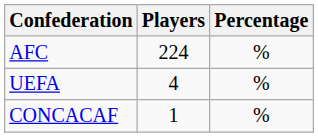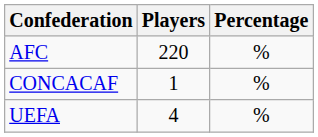(173, 52) 224 -> (173, 52) 220
rows swapped: (35, 83) <-> (64, 115)
